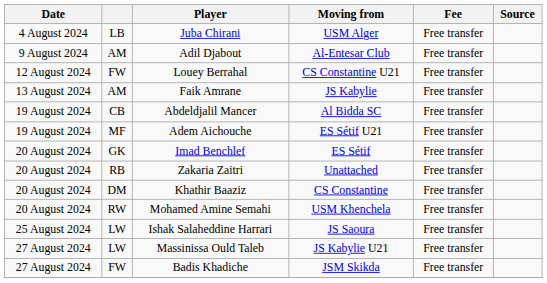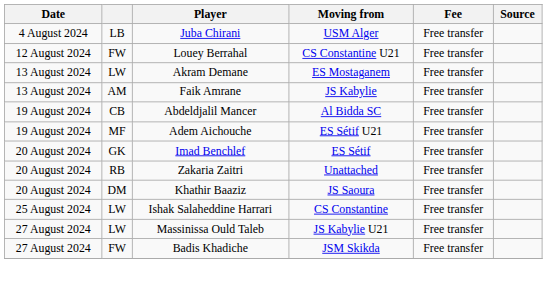- row: (210, 52)
+ row: (210, 72)
(351, 189) CS Constantine -> (351, 189) JS Saoura
- row: (210, 209)
(351, 228) JS Saoura -> (351, 209) CS Constantine
